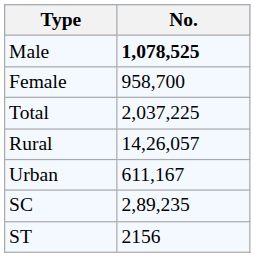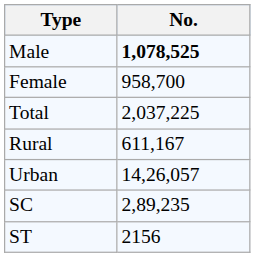(161, 143) 14,26,057 -> (153, 143) 611,167
(153, 174) 611,167 -> (161, 174) 14,26,057
